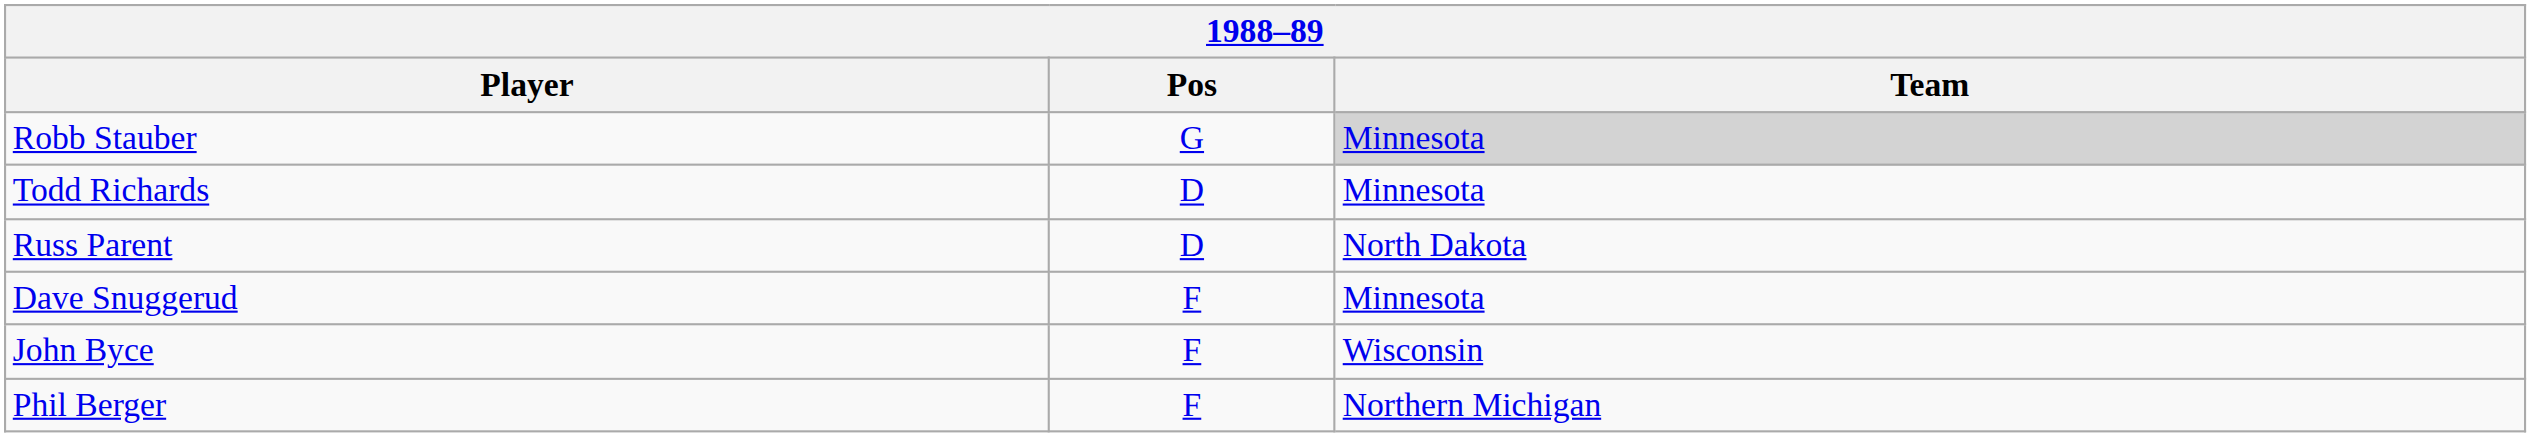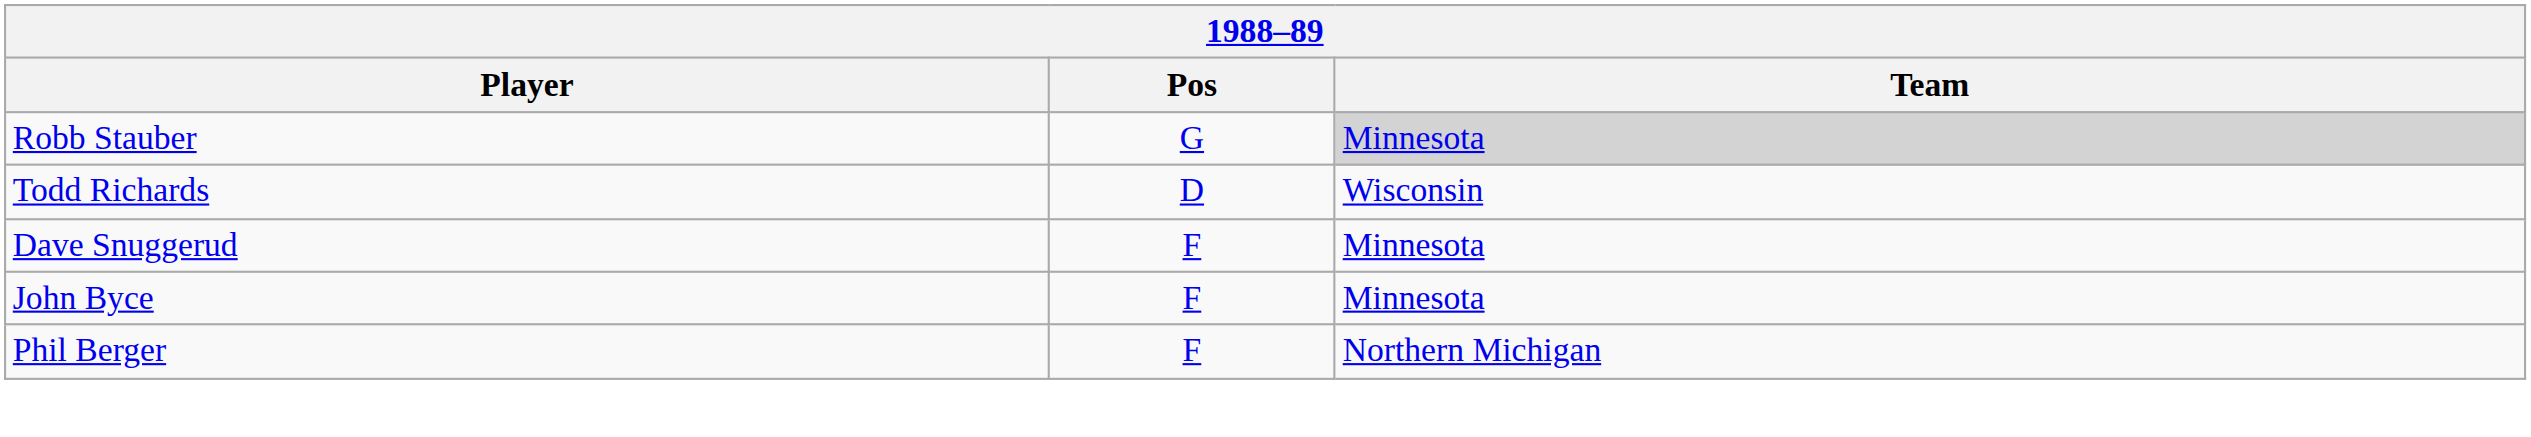(1414, 191) Minnesota -> (1413, 191) Wisconsin
- row: (93, 244)
(1413, 350) Wisconsin -> (1414, 297) Minnesota
